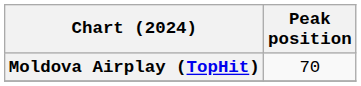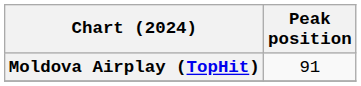(310, 67) 70 -> (310, 67) 91
